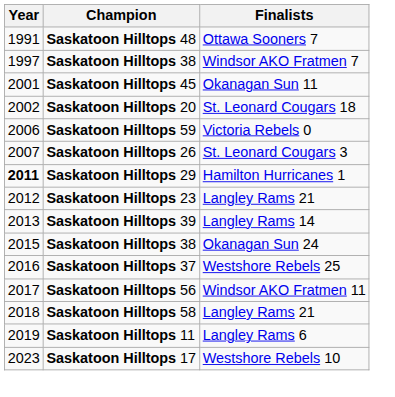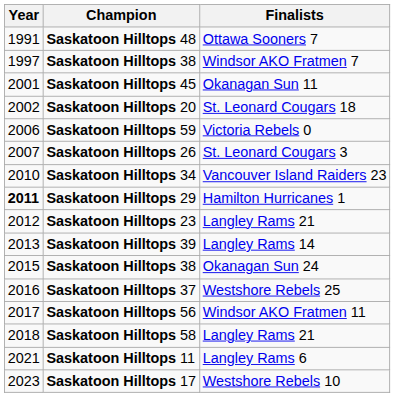+ row: (121, 175)
(24, 335) 2019 -> (24, 358) 2021
